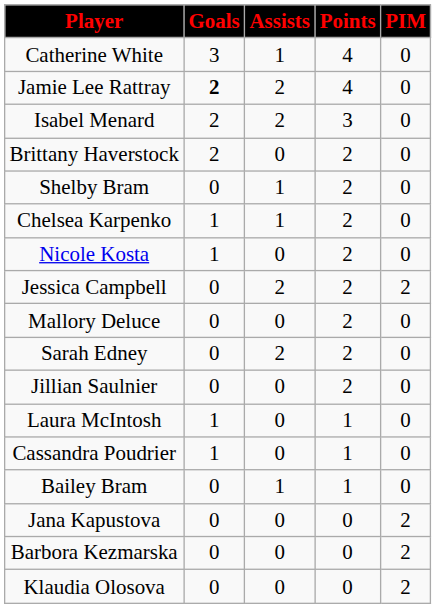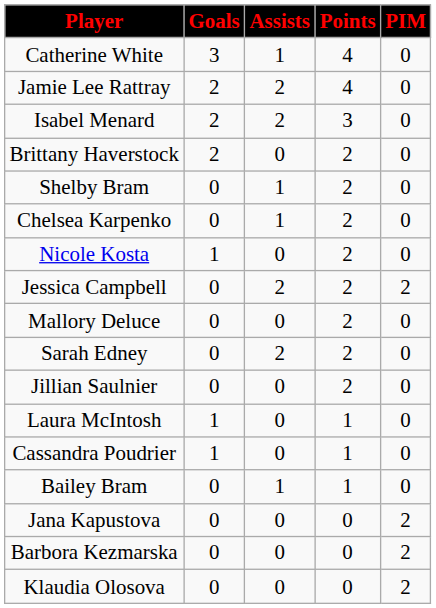(214, 87) bold -> (214, 87) normal
(214, 220) 1 -> (214, 220) 0
